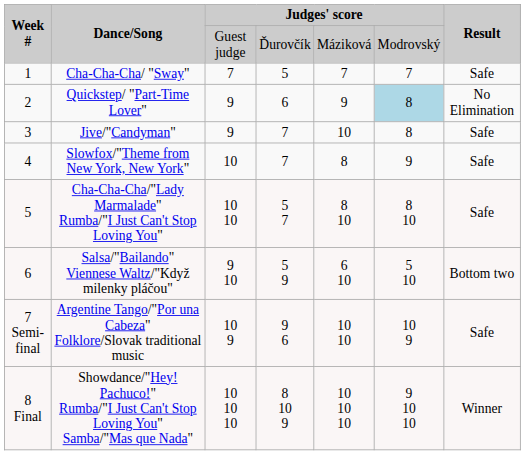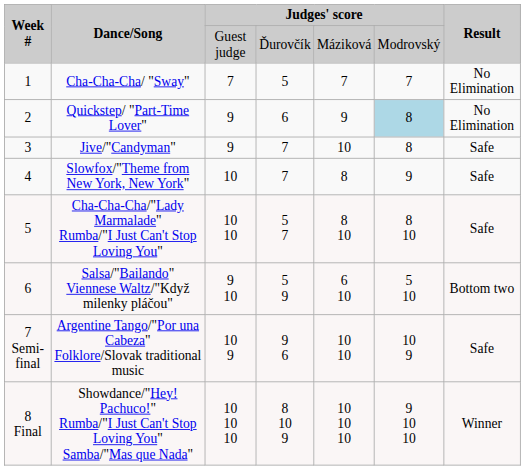(482, 73) Safe -> (482, 81) No Elimination
